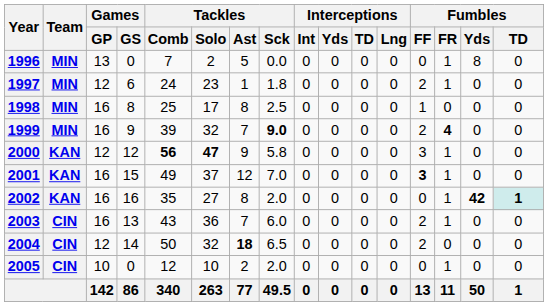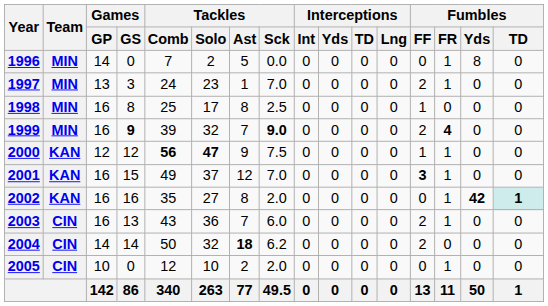(102, 61) 13 -> (102, 61) 14
(102, 84) 12 -> (102, 84) 13
(131, 84) 6 -> (131, 84) 3
(277, 84) 1.8 -> (277, 84) 7.0
(131, 130) normal -> (131, 130) bold
(277, 152) 5.8 -> (277, 152) 7.5
(422, 152) 3 -> (422, 152) 1
(102, 244) 12 -> (102, 244) 14
(277, 244) 6.5 -> (277, 244) 6.2
